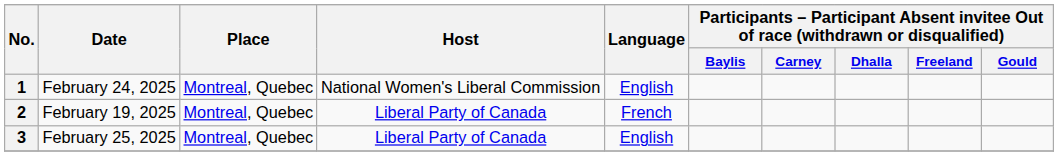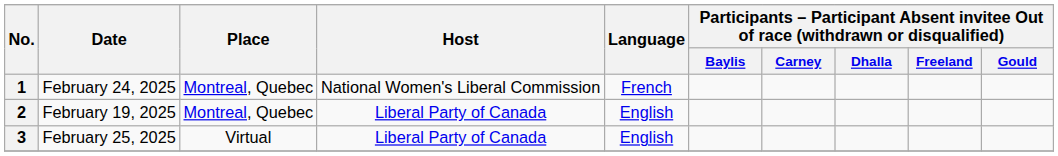(646, 87) English -> (646, 87) French
(646, 112) French -> (646, 112) English
(248, 138) Montreal, Quebec -> (248, 138) Virtual
